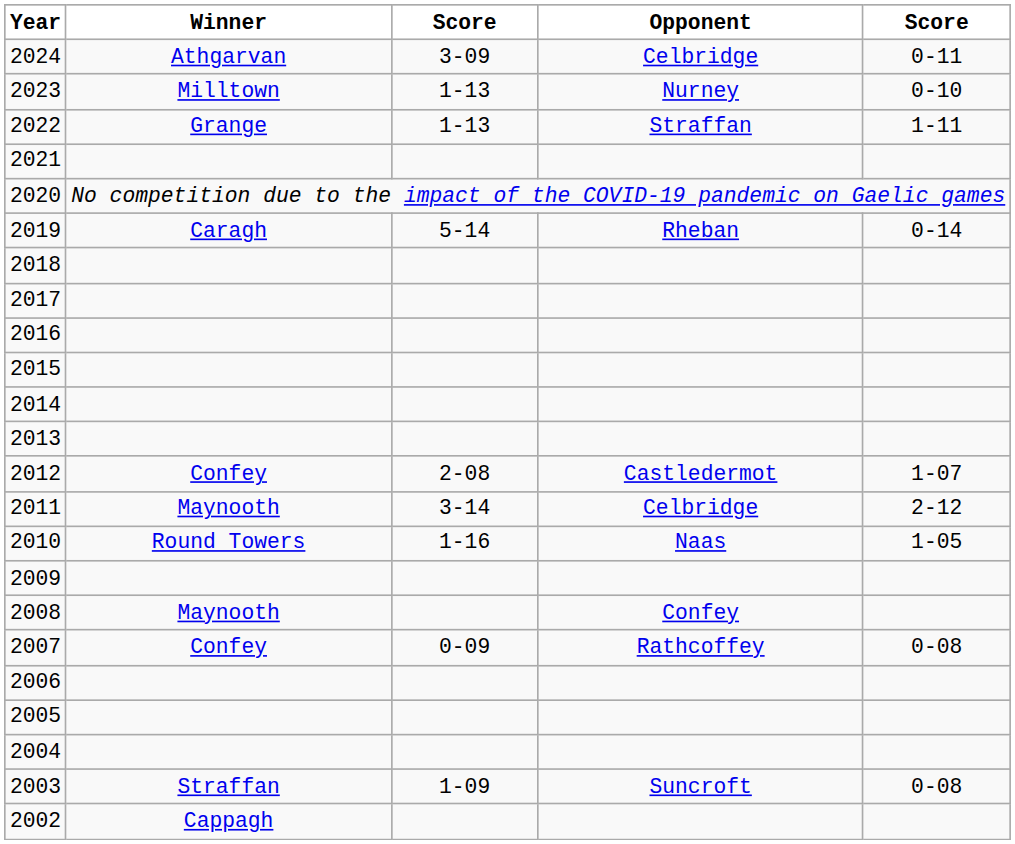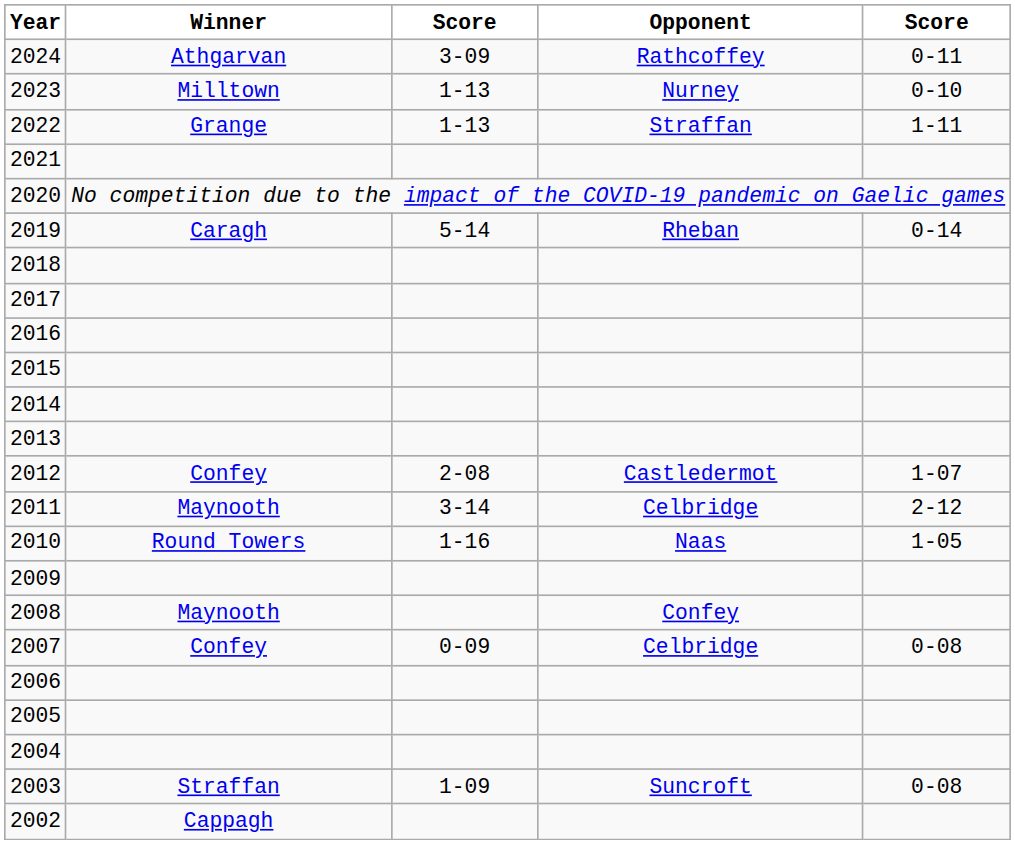(701, 57) Celbridge -> (701, 57) Rathcoffey
(701, 648) Rathcoffey -> (701, 648) Celbridge
